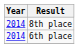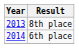(16, 24) 2014 -> (16, 24) 2013
